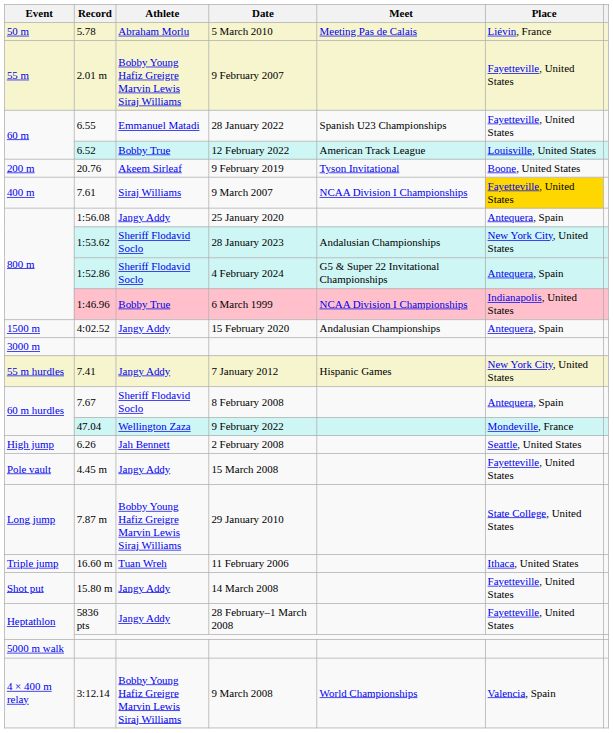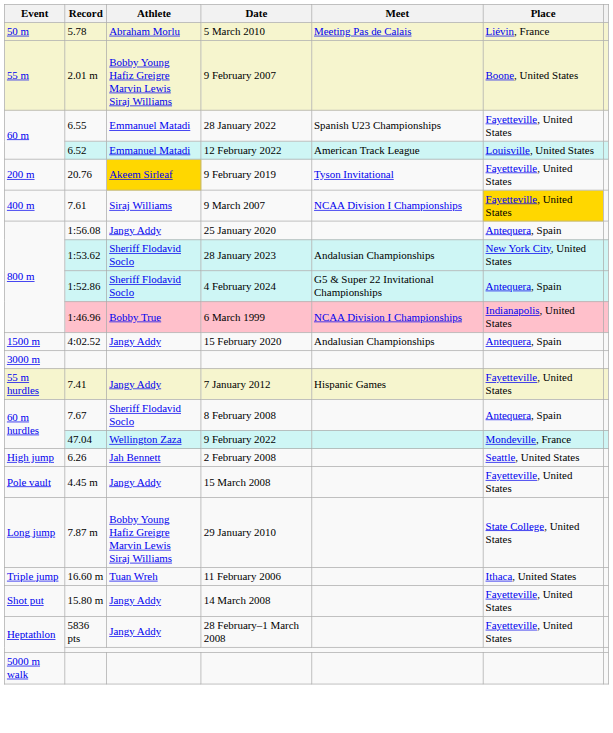(531, 75) Fayetteville, United States -> (532, 75) Boone, United States
(144, 150) Bobby True -> (150, 150) Emmanuel Matadi
(150, 168) no background -> (141, 175) gold background
(534, 168) Boone, United States -> (529, 175) Fayetteville, United States
(538, 371) New York City, United States -> (529, 384) Fayetteville, United States
- row: (29, 693)
